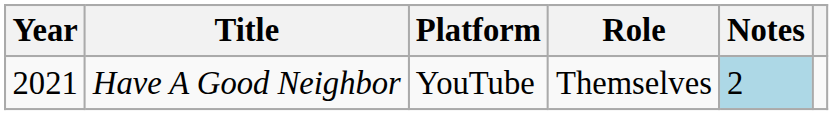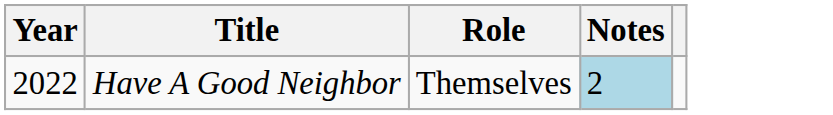- column: (478, 30)
(45, 82) 2021 -> (45, 82) 2022
